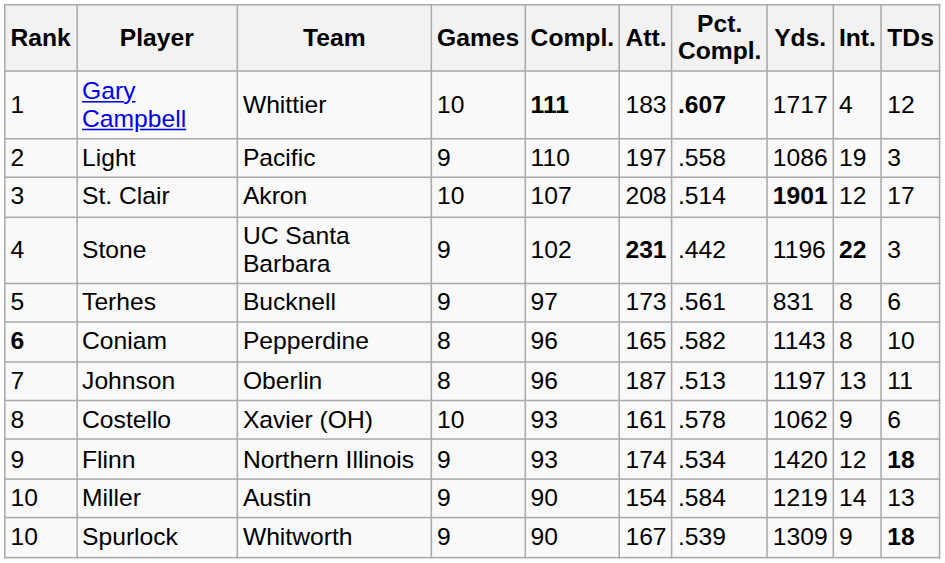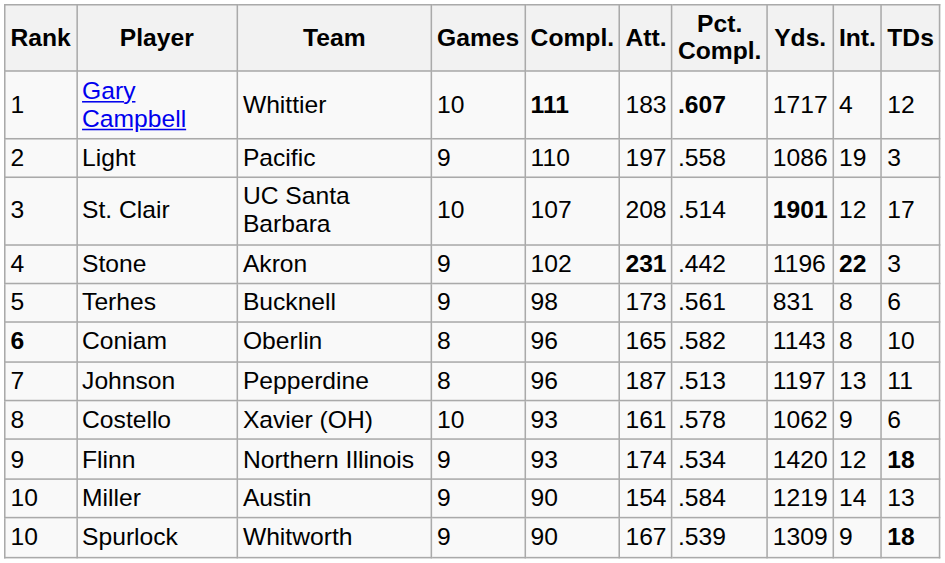(275, 196) Akron -> (296, 210) UC Santa Barbara
(296, 249) UC Santa Barbara -> (275, 263) Akron
(544, 302) 97 -> (544, 302) 98
(306, 341) Pepperdine -> (283, 341) Oberlin
(283, 380) Oberlin -> (306, 380) Pepperdine
